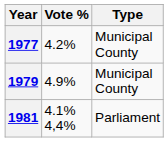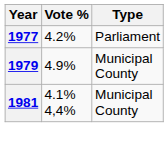(124, 44) Municipal County -> (128, 36) Parliament
(128, 118) Parliament -> (124, 102) Municipal County
